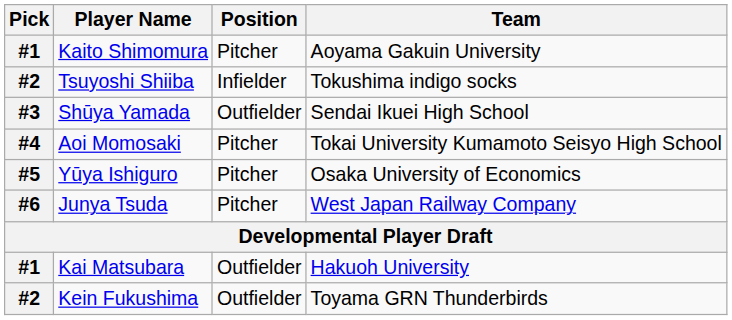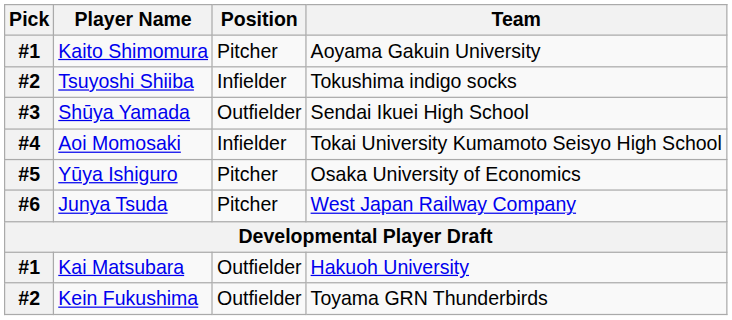(247, 143) Pitcher -> (252, 143) Infielder
